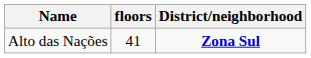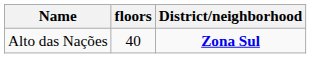(133, 40) 41 -> (133, 40) 40
